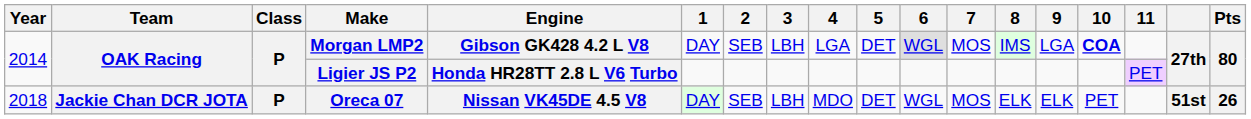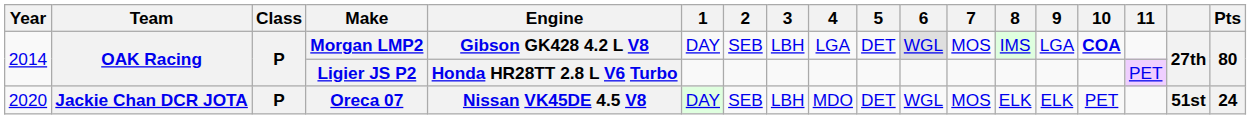(28, 100) 2018 -> (28, 100) 2020
(1228, 100) 26 -> (1228, 100) 24
